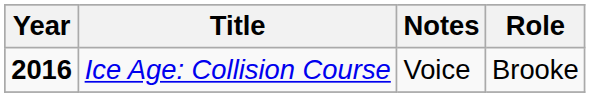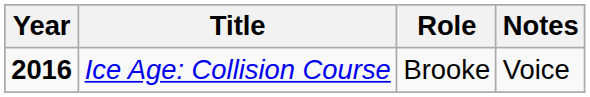columns swapped: (535, 26) <-> (441, 26)
